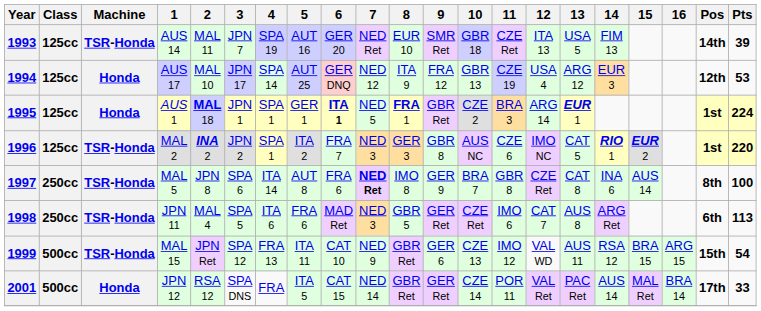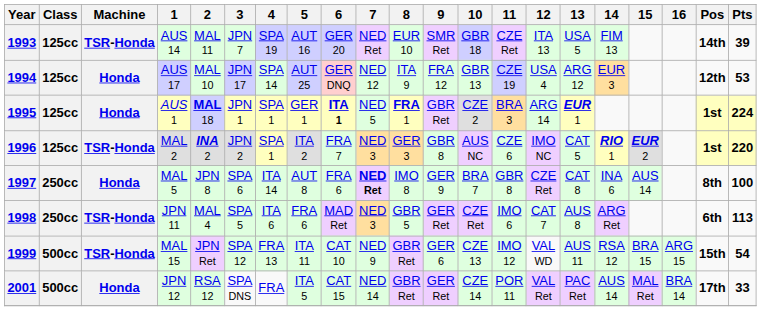(119, 183) TSR-Honda -> (119, 183) Honda
